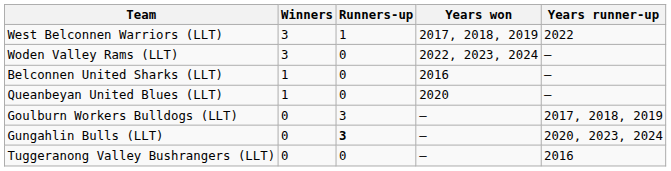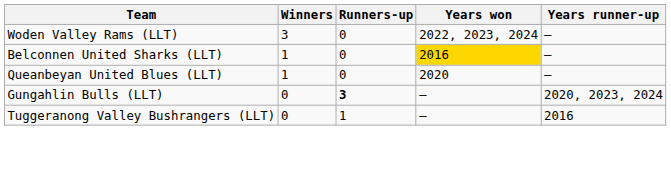- row: (115, 35)
(434, 75) no background -> (434, 55) gold background
- row: (123, 115)
(343, 155) 0 -> (343, 115) 1
